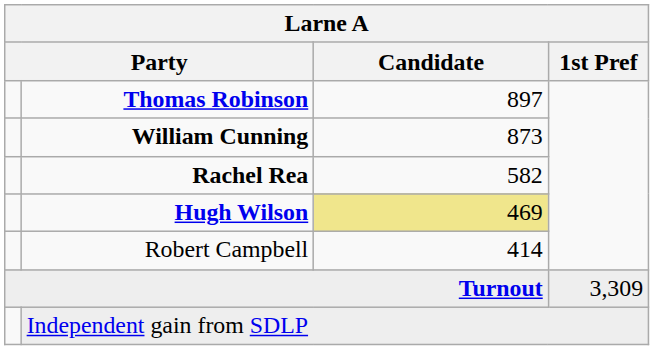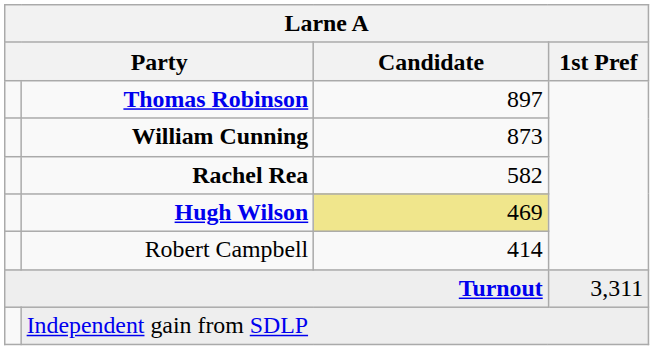(616, 288) 3,309 -> (617, 288) 3,311
